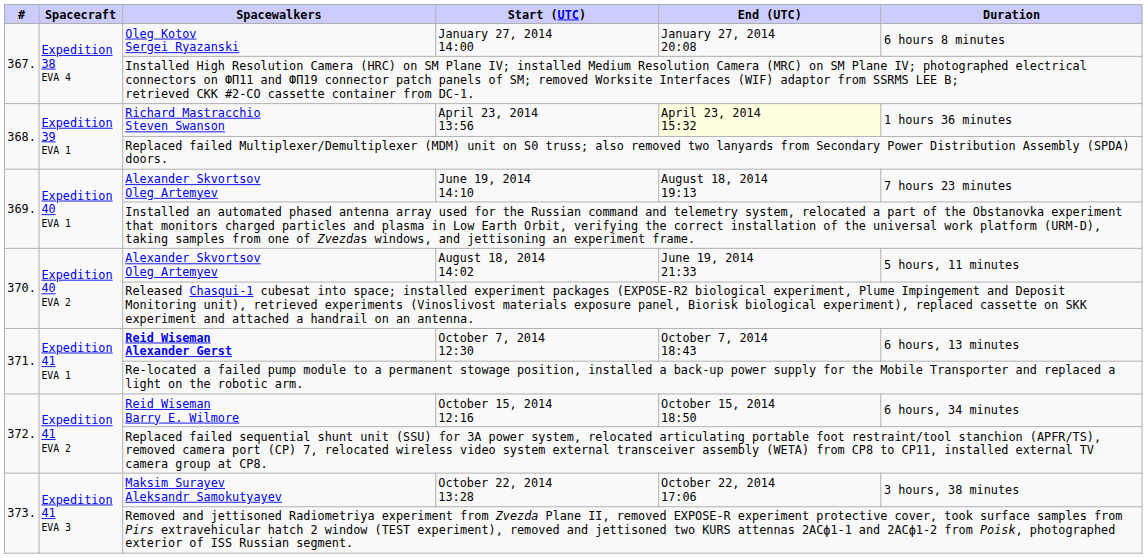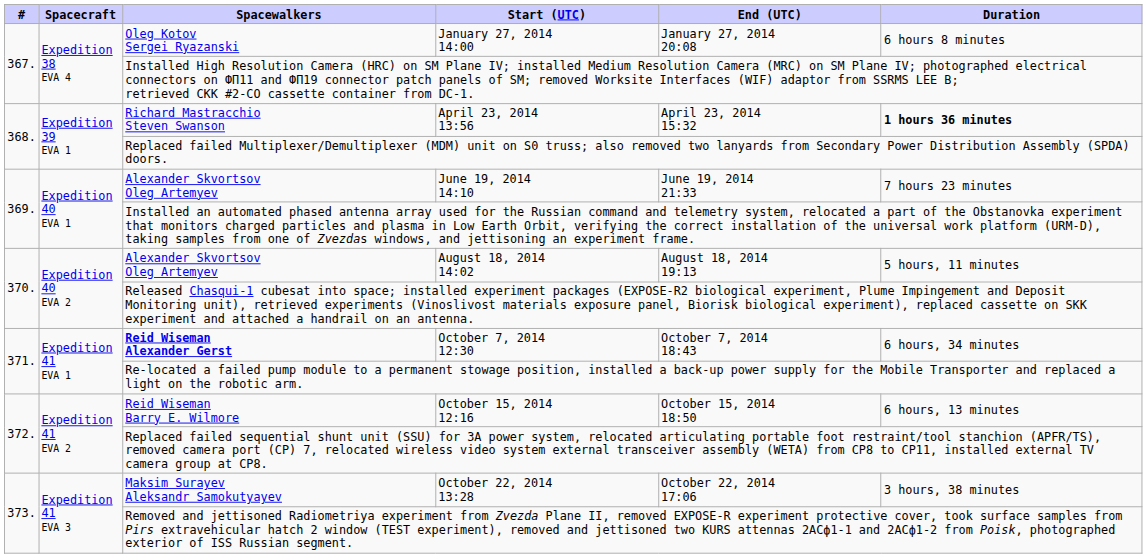(711, 120) lightyellow background -> (711, 120) no background
(948, 120) normal -> (948, 120) bold
(715, 186) August 18, 2014 19:13 -> (707, 186) June 19, 2014 21:33
(707, 265) June 19, 2014 21:33 -> (715, 265) August 18, 2014 19:13
(952, 345) 6 hours, 13 minutes -> (952, 345) 6 hours, 34 minutes
(952, 410) 6 hours, 34 minutes -> (952, 410) 6 hours, 13 minutes
